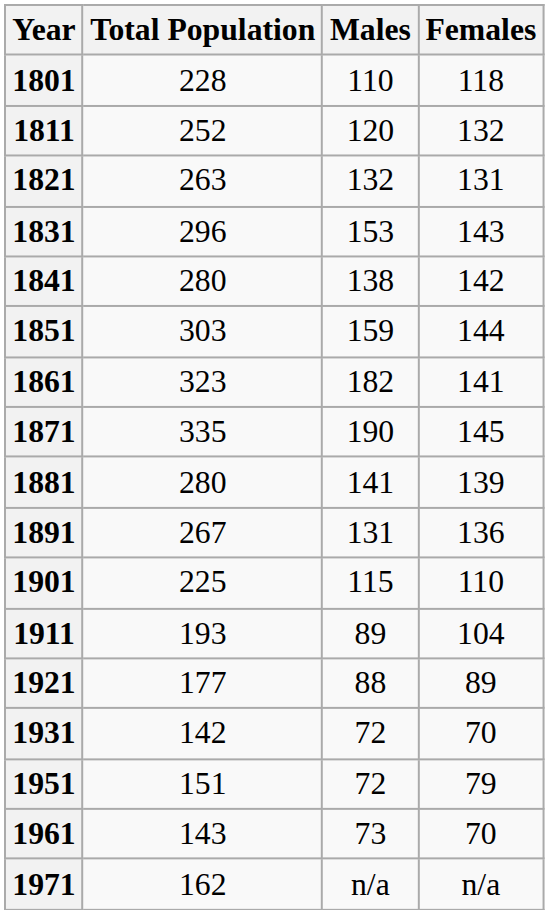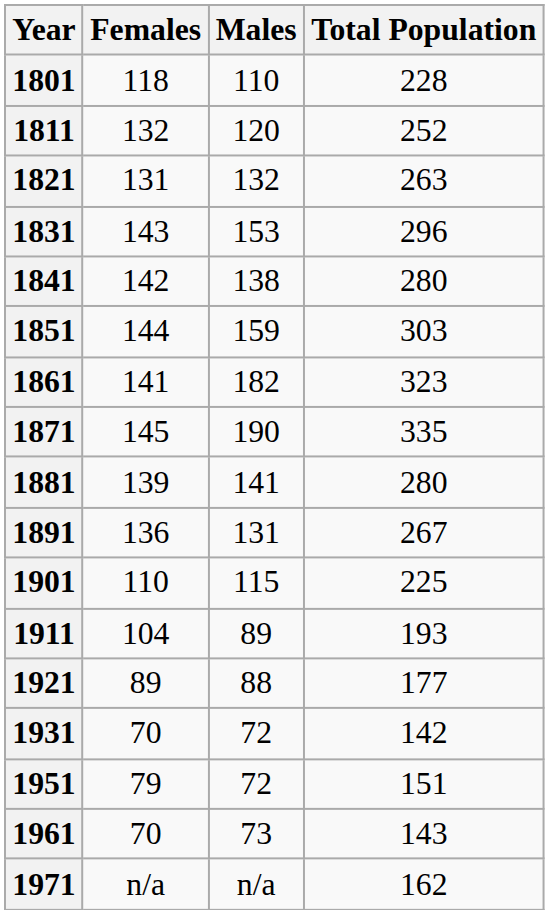columns swapped: (203, 29) <-> (481, 29)
